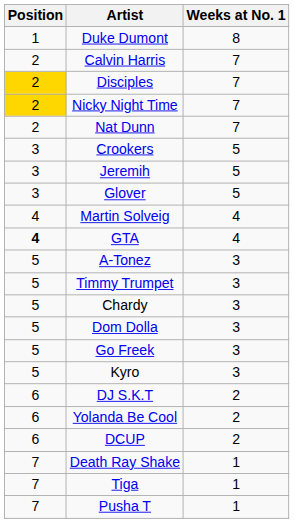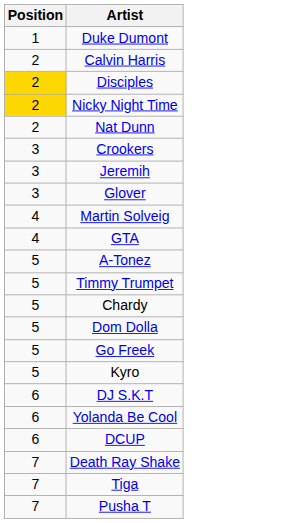- column: (236, 15)
(35, 238) bold -> (35, 238) normal
